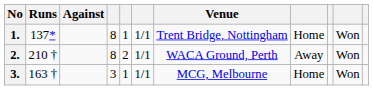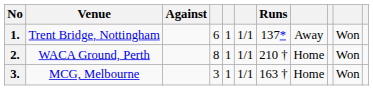columns swapped: (43, 14) <-> (222, 14)
(113, 34) 8 -> (216, 34) 6
(309, 34) Home -> (309, 34) Away
(125, 54) 2 -> (228, 54) 1
(309, 54) Away -> (309, 54) Home
